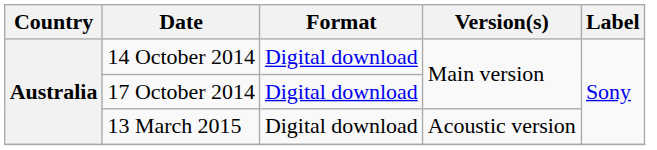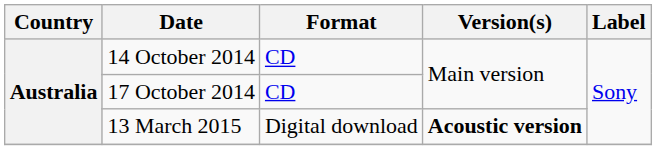(341, 56) Digital download -> (280, 56) CD
(341, 91) Digital download -> (280, 91) CD
(502, 126) normal -> (505, 126) bold
